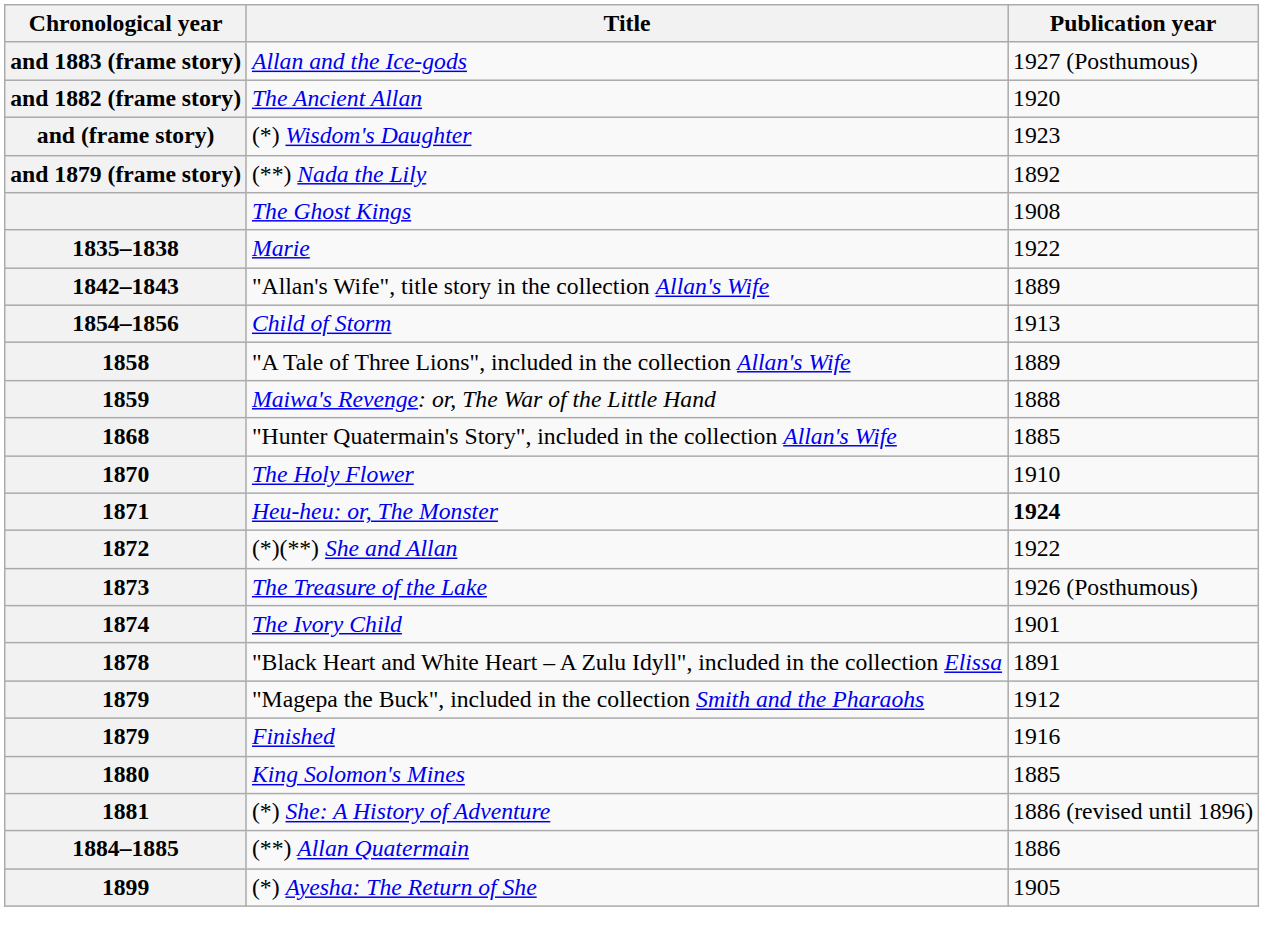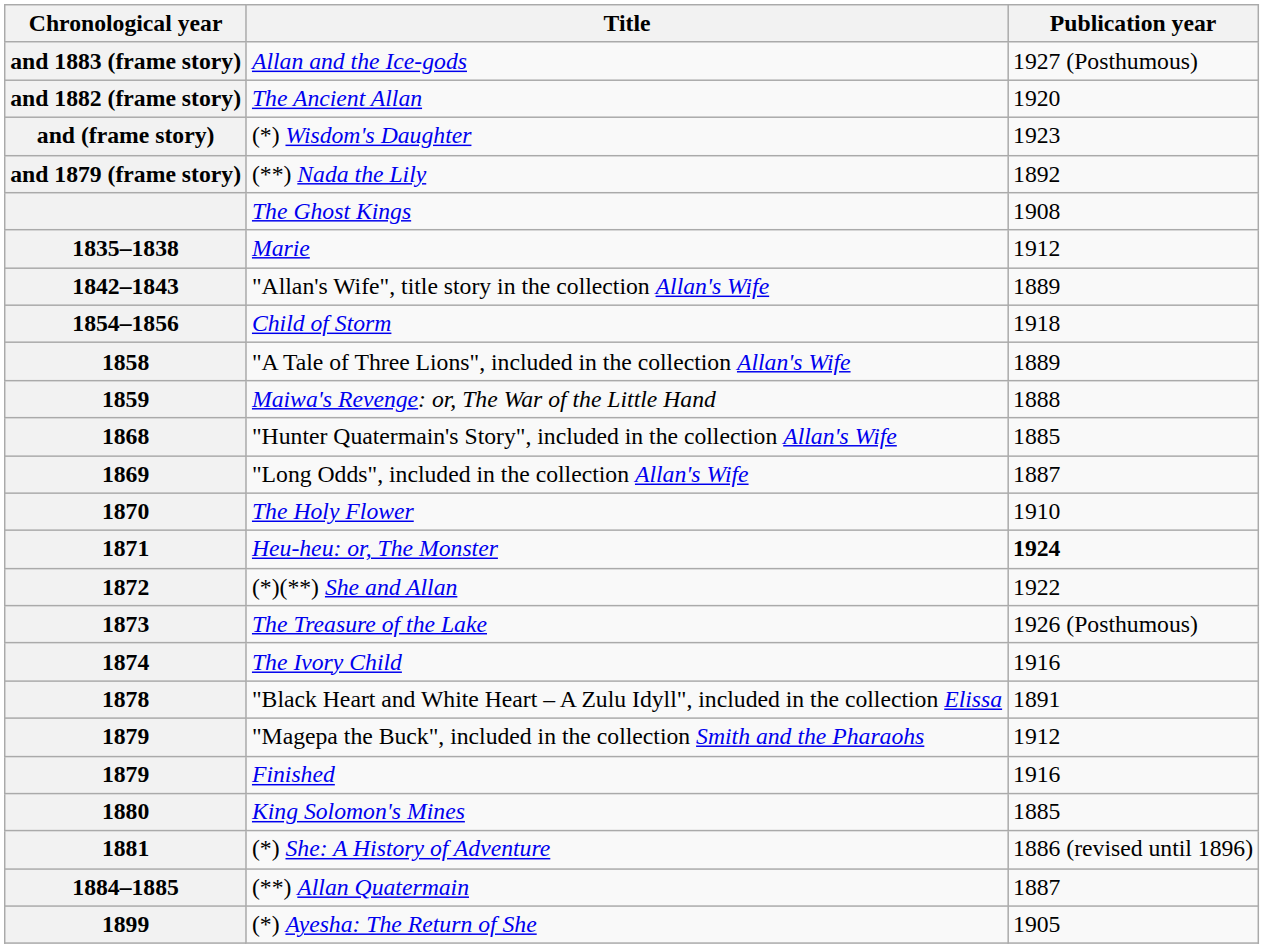(1037, 248) 1922 -> (1037, 248) 1912
(1037, 323) 1913 -> (1037, 323) 1918
+ row: (126, 473)
(1037, 624) 1901 -> (1037, 661) 1916
(1037, 849) 1886 -> (1037, 887) 1887
